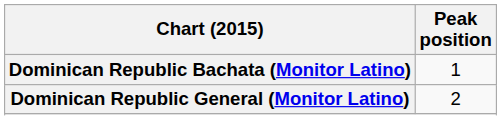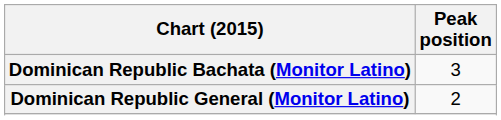(456, 69) 1 -> (456, 69) 3
